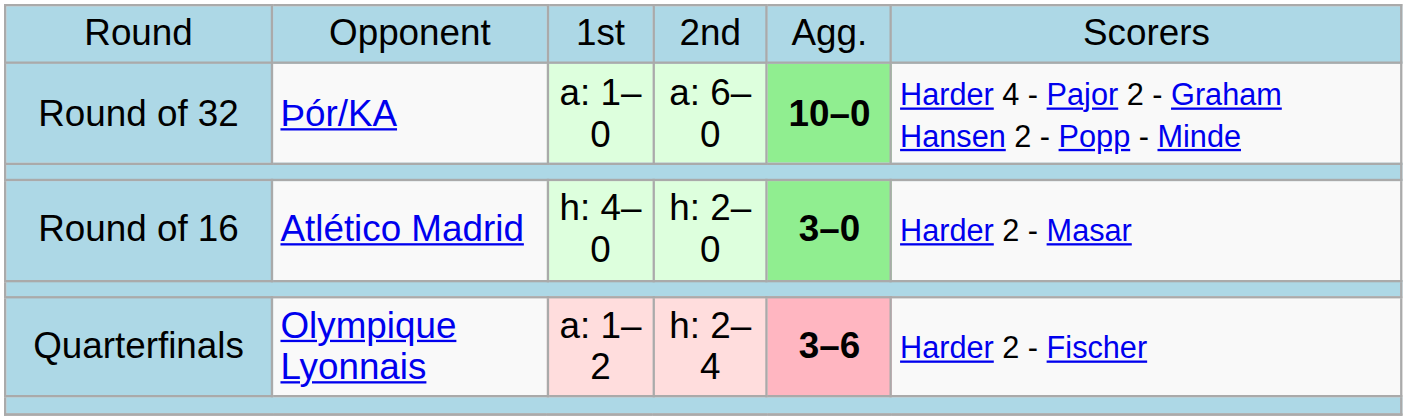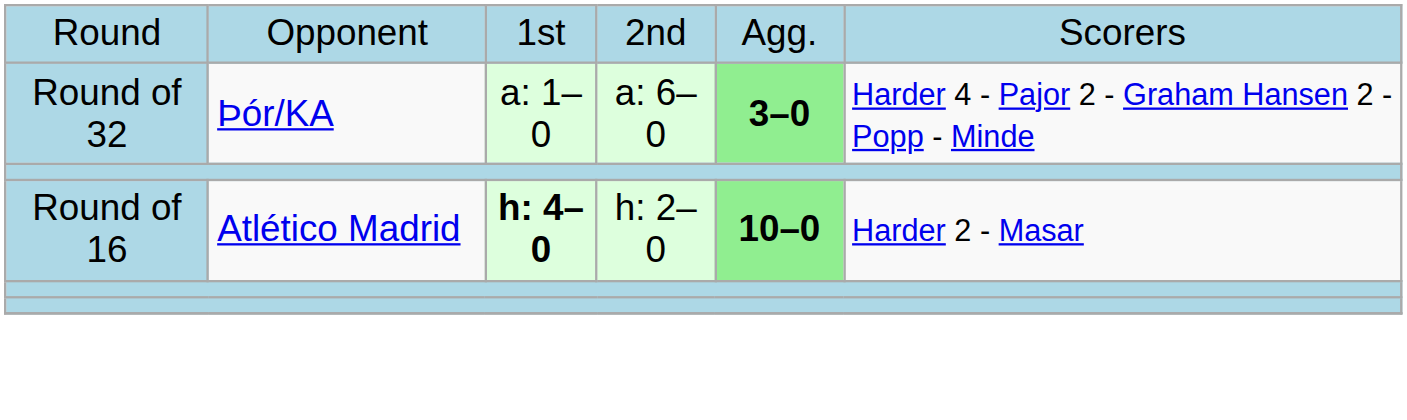(829, 112) 10–0 -> (779, 112) 3–0
(600, 229) normal -> (541, 229) bold
(829, 229) 3–0 -> (779, 229) 10–0
- row: (139, 346)
